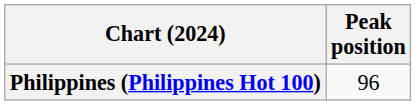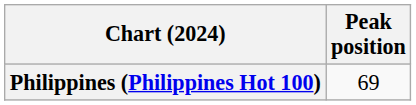(368, 81) 96 -> (368, 81) 69
